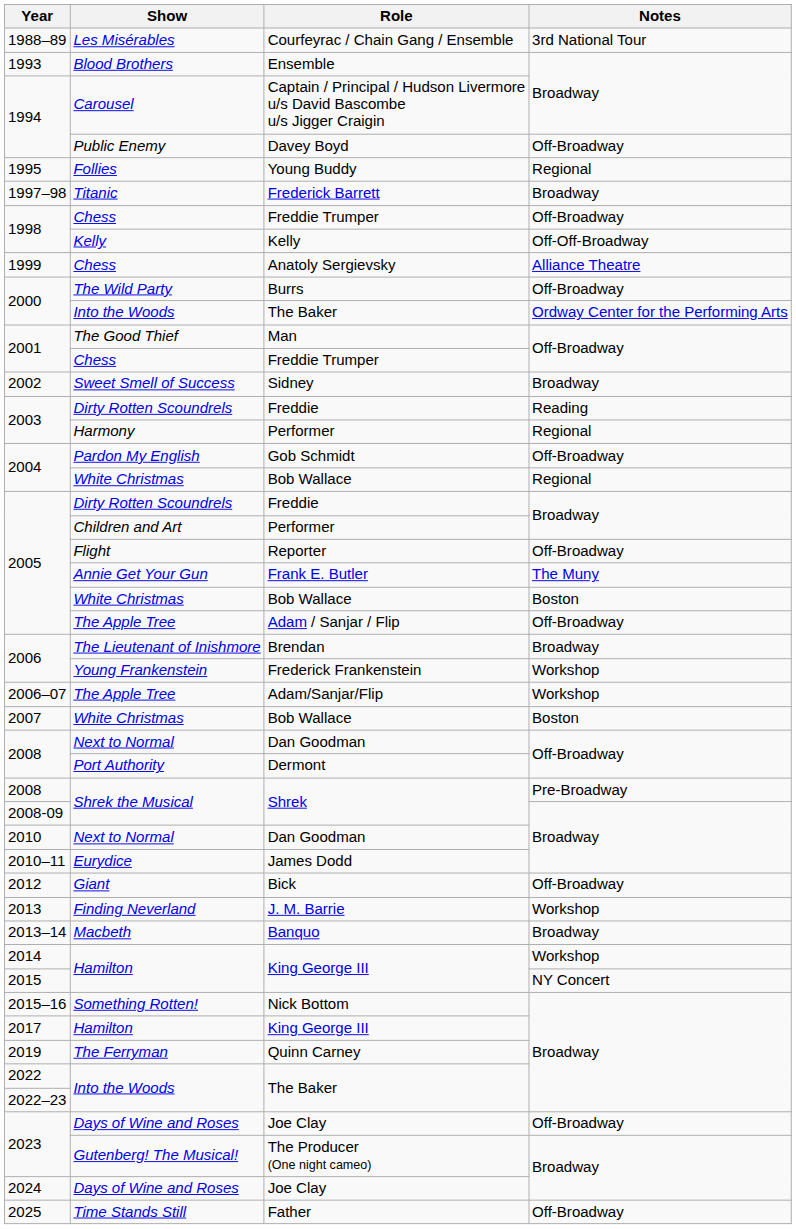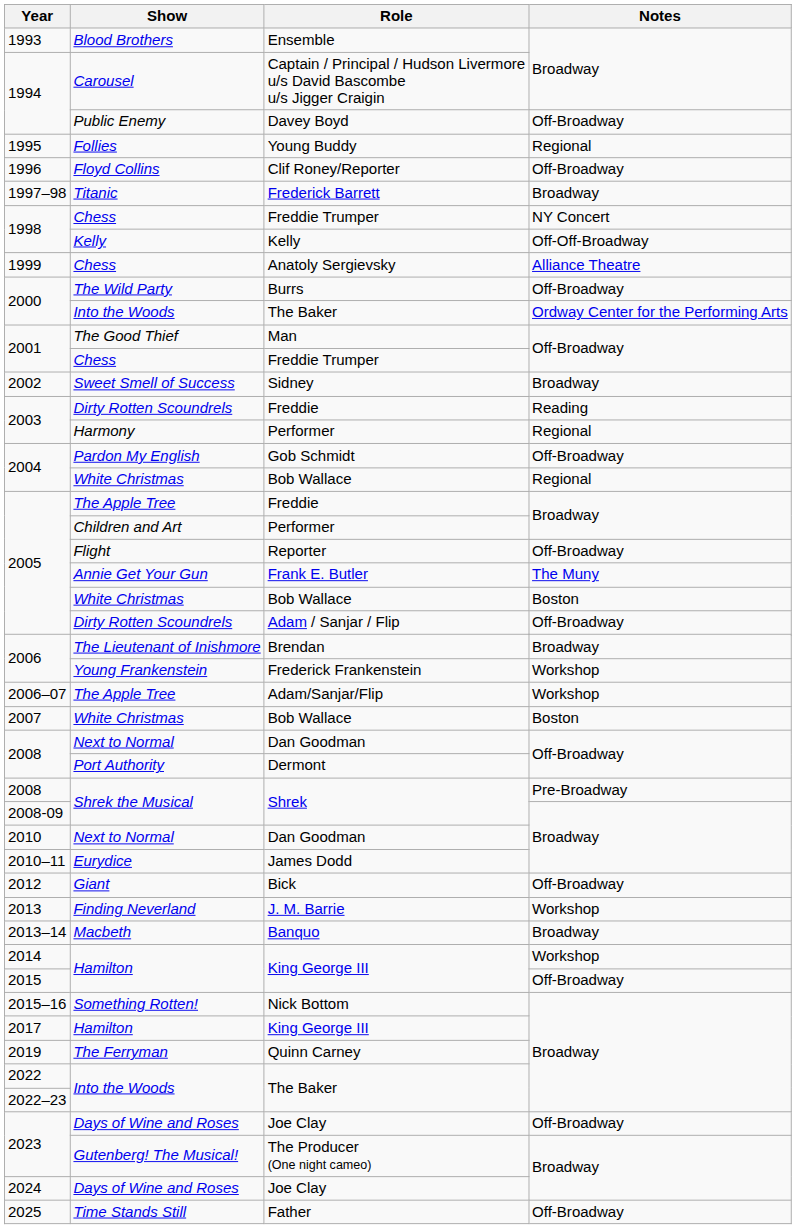- row: (37, 40)
+ row: (25, 169)
(578, 217) Off-Broadway -> (571, 217) NY Concert
(153, 503) Dirty Rotten Scoundrels -> (124, 503) The Apple Tree
(124, 622) The Apple Tree -> (153, 622) Dirty Rotten Scoundrels
(571, 980) NY Concert -> (578, 980) Off-Broadway
